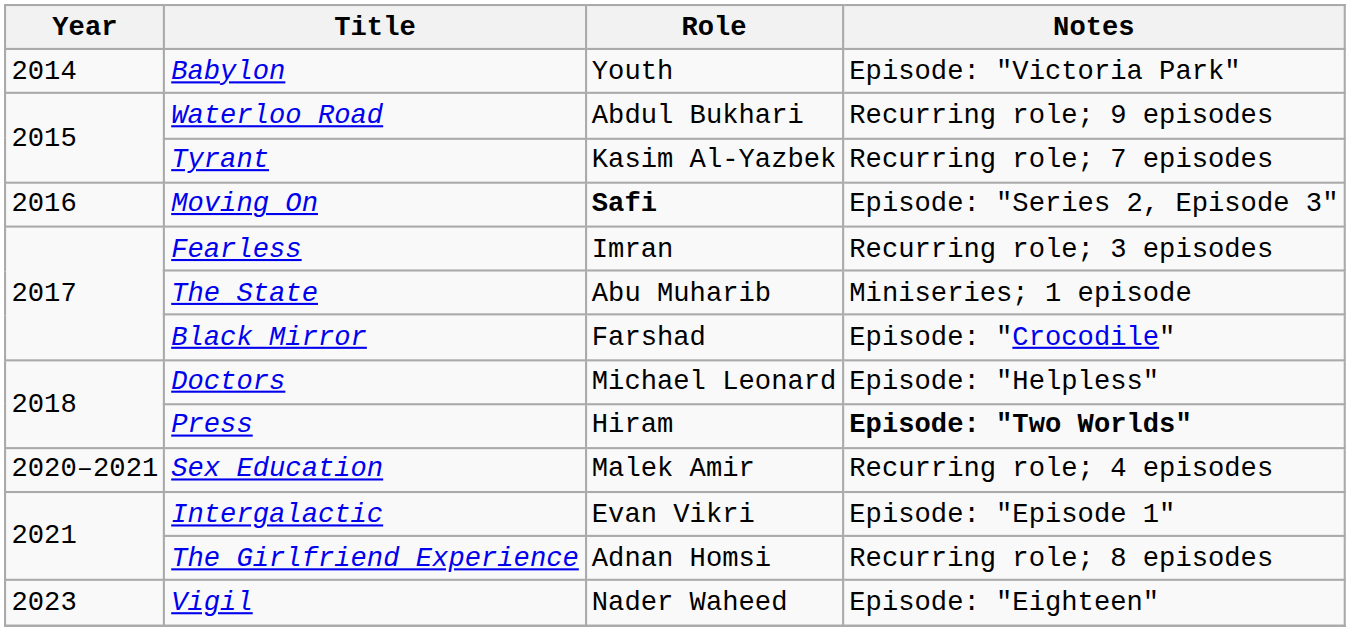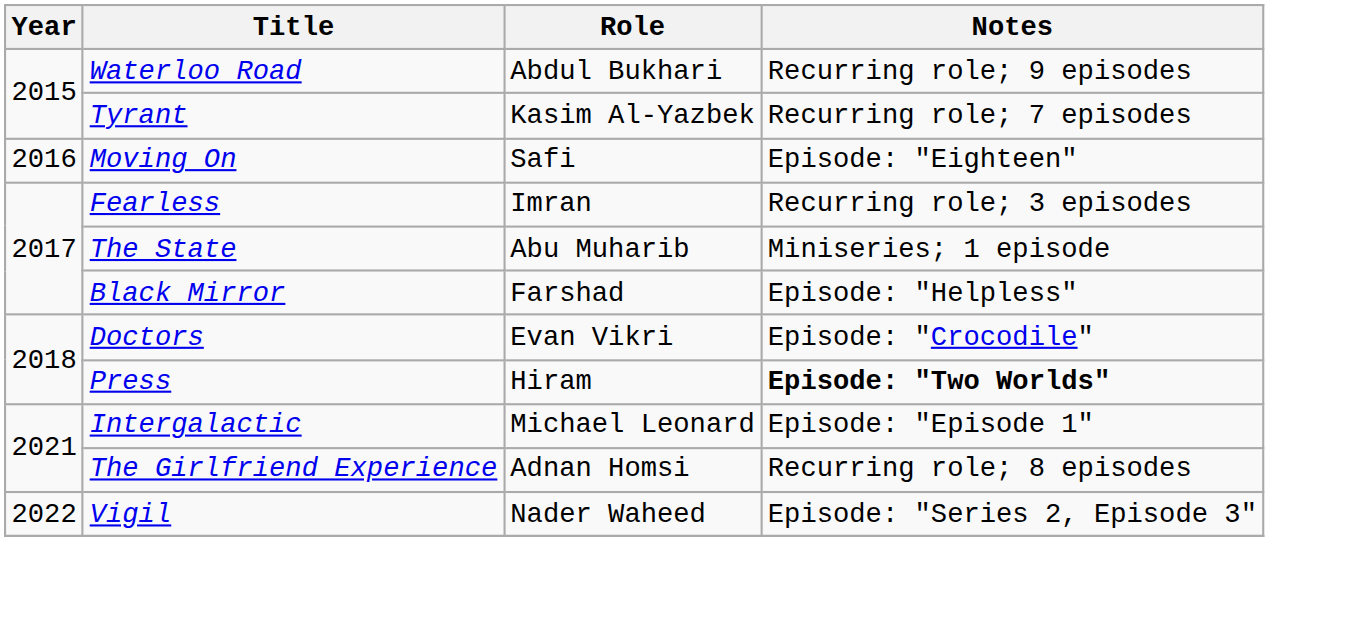- row: (228, 71)
(624, 204) bold -> (543, 160) normal
(1094, 204) Episode: "Series 2, Episode 3" -> (923, 160) Episode: "Eighteen"
(1012, 337) Episode: "Crocodile" -> (923, 293) Episode: "Helpless"
(714, 381) Michael Leonard -> (592, 337) Evan Vikri
(1004, 381) Episode: "Helpless" -> (931, 337) Episode: "Crocodile"
- row: (277, 470)
(673, 514) Evan Vikri -> (633, 426) Michael Leonard
(44, 603) 2023 -> (44, 514) 2022
(1004, 603) Episode: "Eighteen" -> (1012, 514) Episode: "Series 2, Episode 3"
